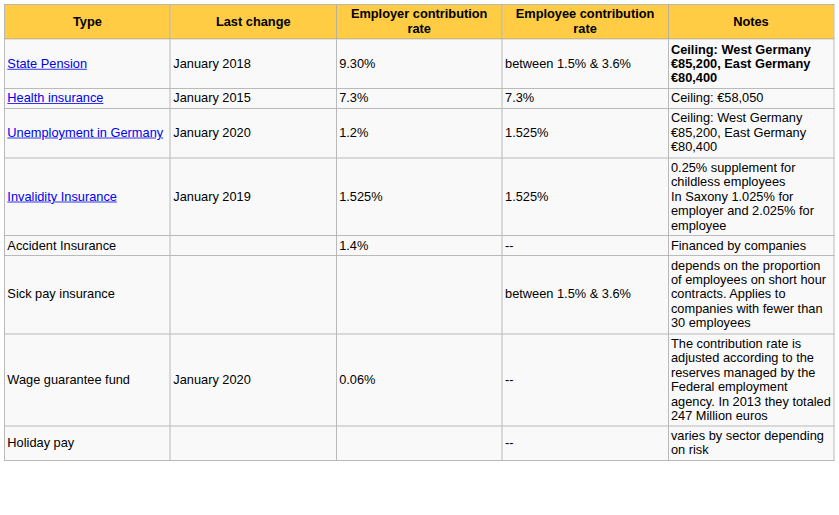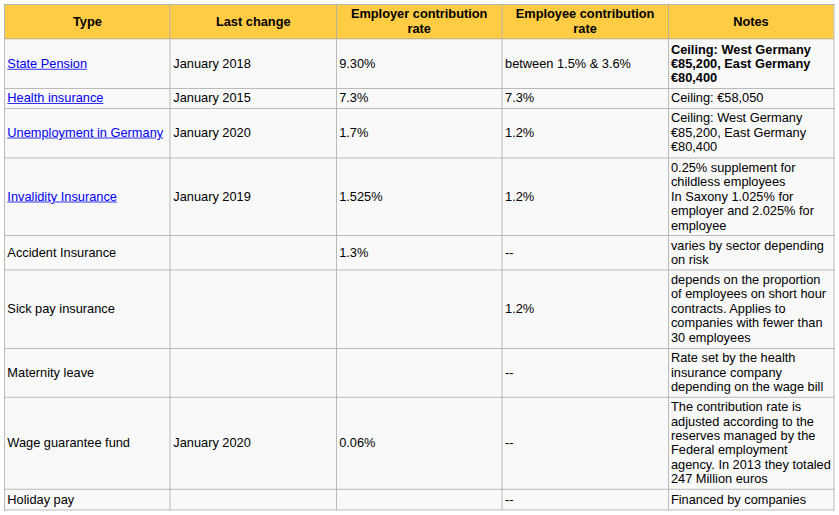(354, 133) 1.2% -> (354, 133) 1.7%
(527, 133) 1.525% -> (520, 133) 1.2%
(527, 196) 1.525% -> (520, 196) 1.2%
(354, 245) 1.4% -> (354, 252) 1.3%
(739, 245) Financed by companies -> (747, 252) varies by sector depending on risk
(568, 294) between 1.5% & 3.6% -> (520, 309) 1.2%
+ row: (51, 372)
(747, 443) varies by sector depending on risk -> (739, 499) Financed by companies
